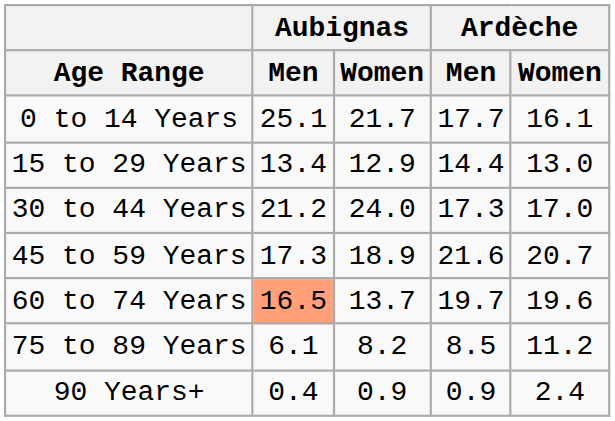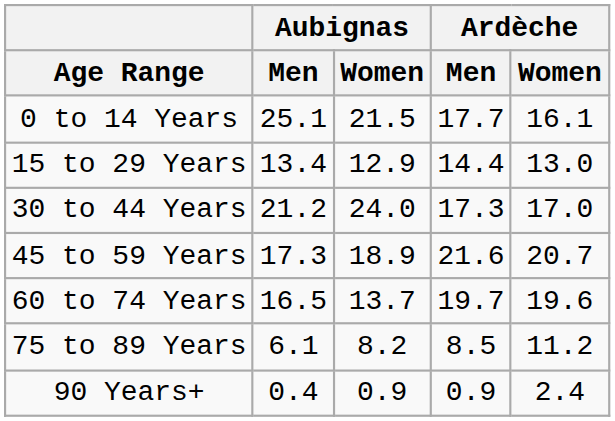(382, 119) 21.7 -> (382, 119) 21.5
(293, 301) lightsalmon background -> (293, 301) no background
